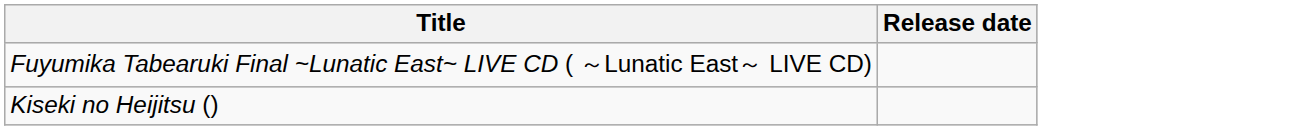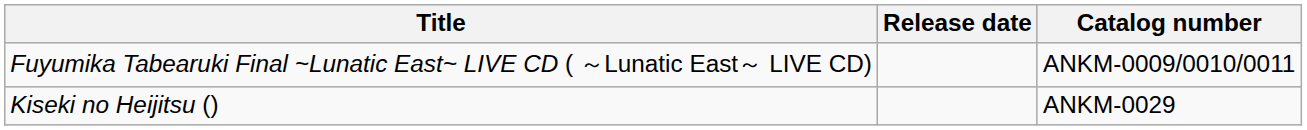+ column: (1169, 23)
